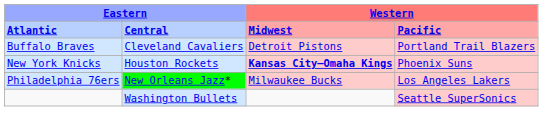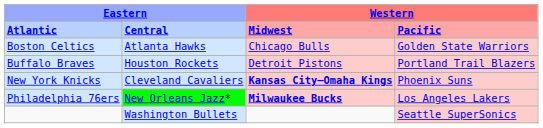+ row: (51, 47)
(184, 47) Cleveland Cavaliers -> (172, 64) Houston Rockets
(172, 64) Houston Rockets -> (184, 81) Cleveland Cavaliers
(295, 81) normal -> (295, 98) bold
